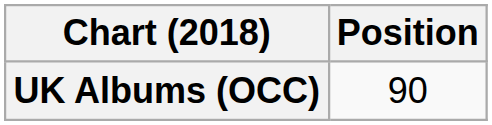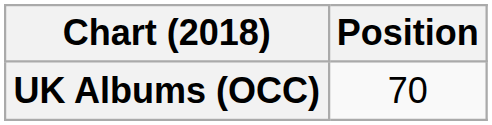(408, 90) 90 -> (408, 90) 70
